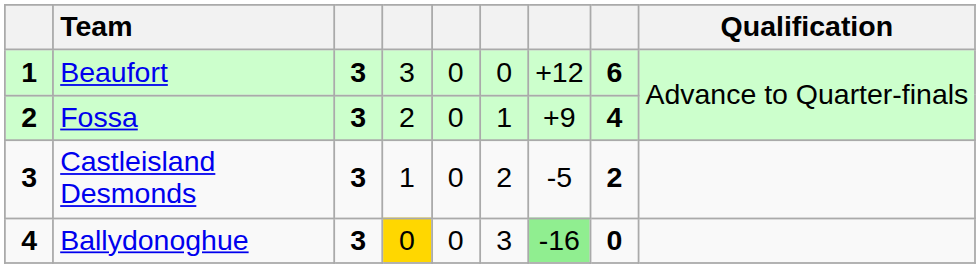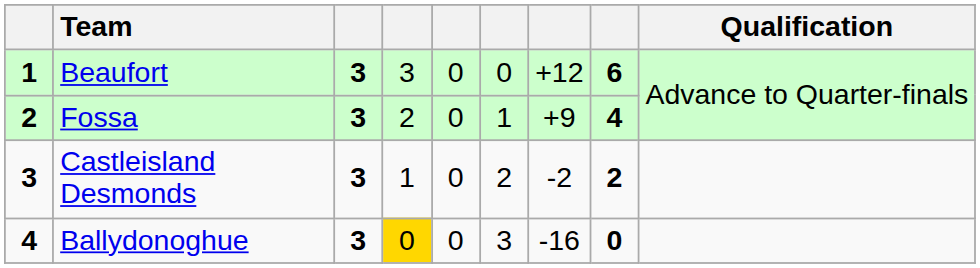(559, 178) -5 -> (559, 178) -2
(559, 239) lightgreen background -> (559, 239) no background
